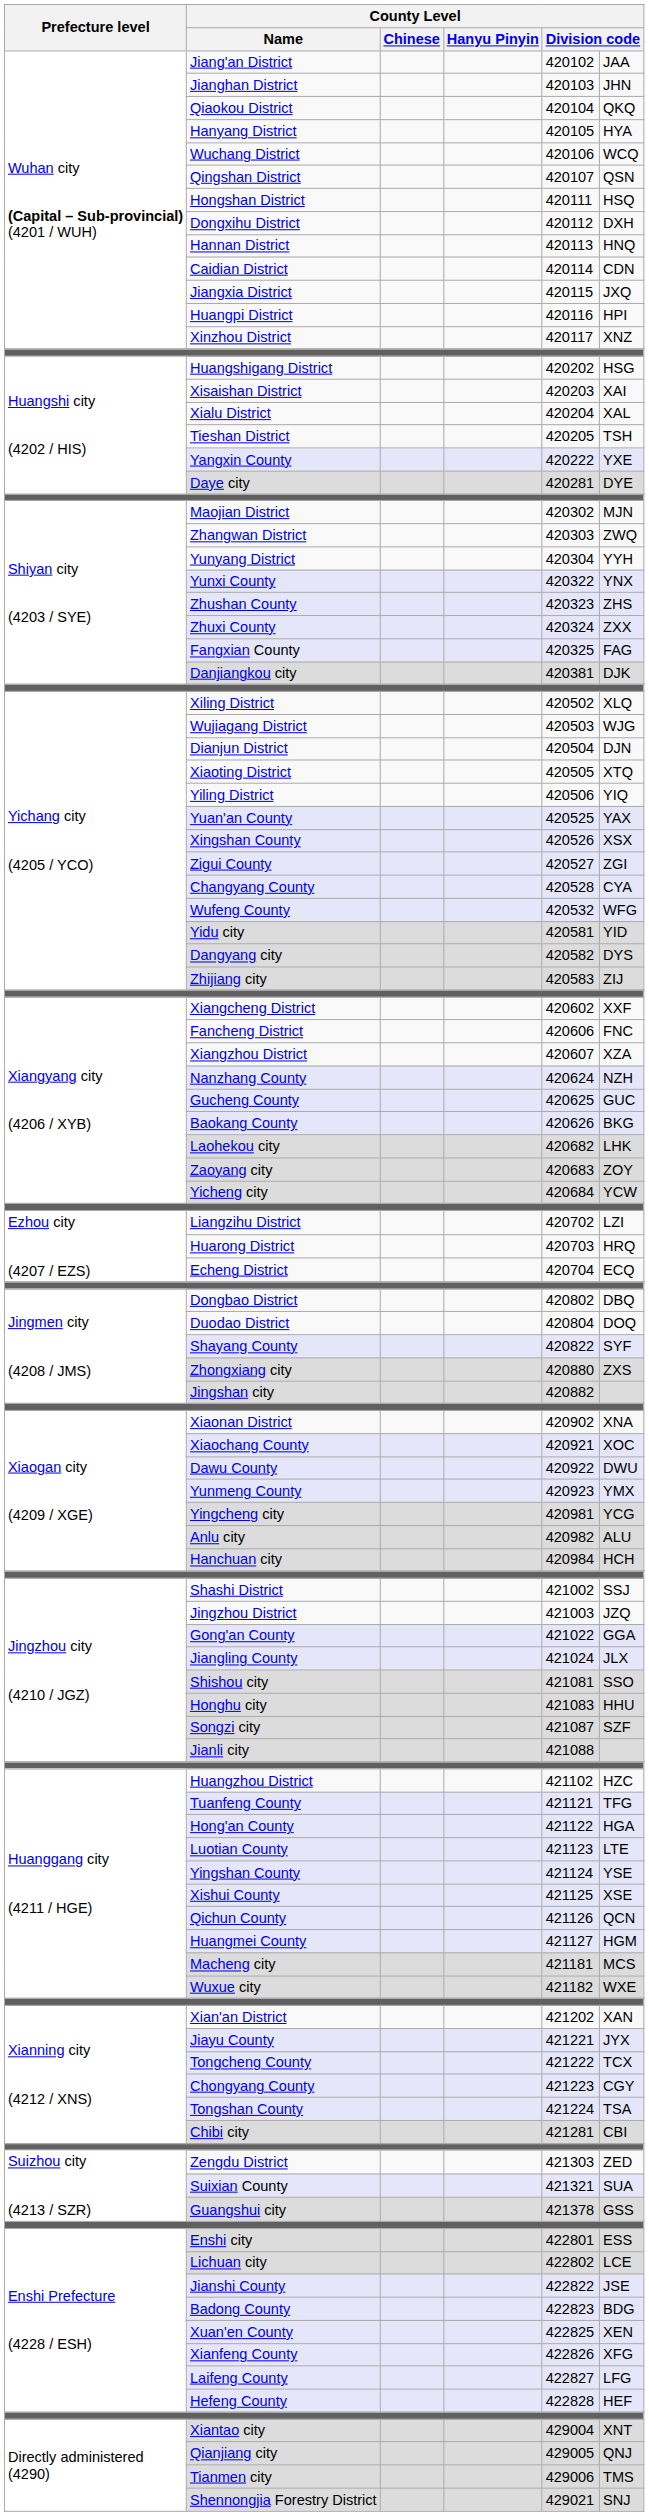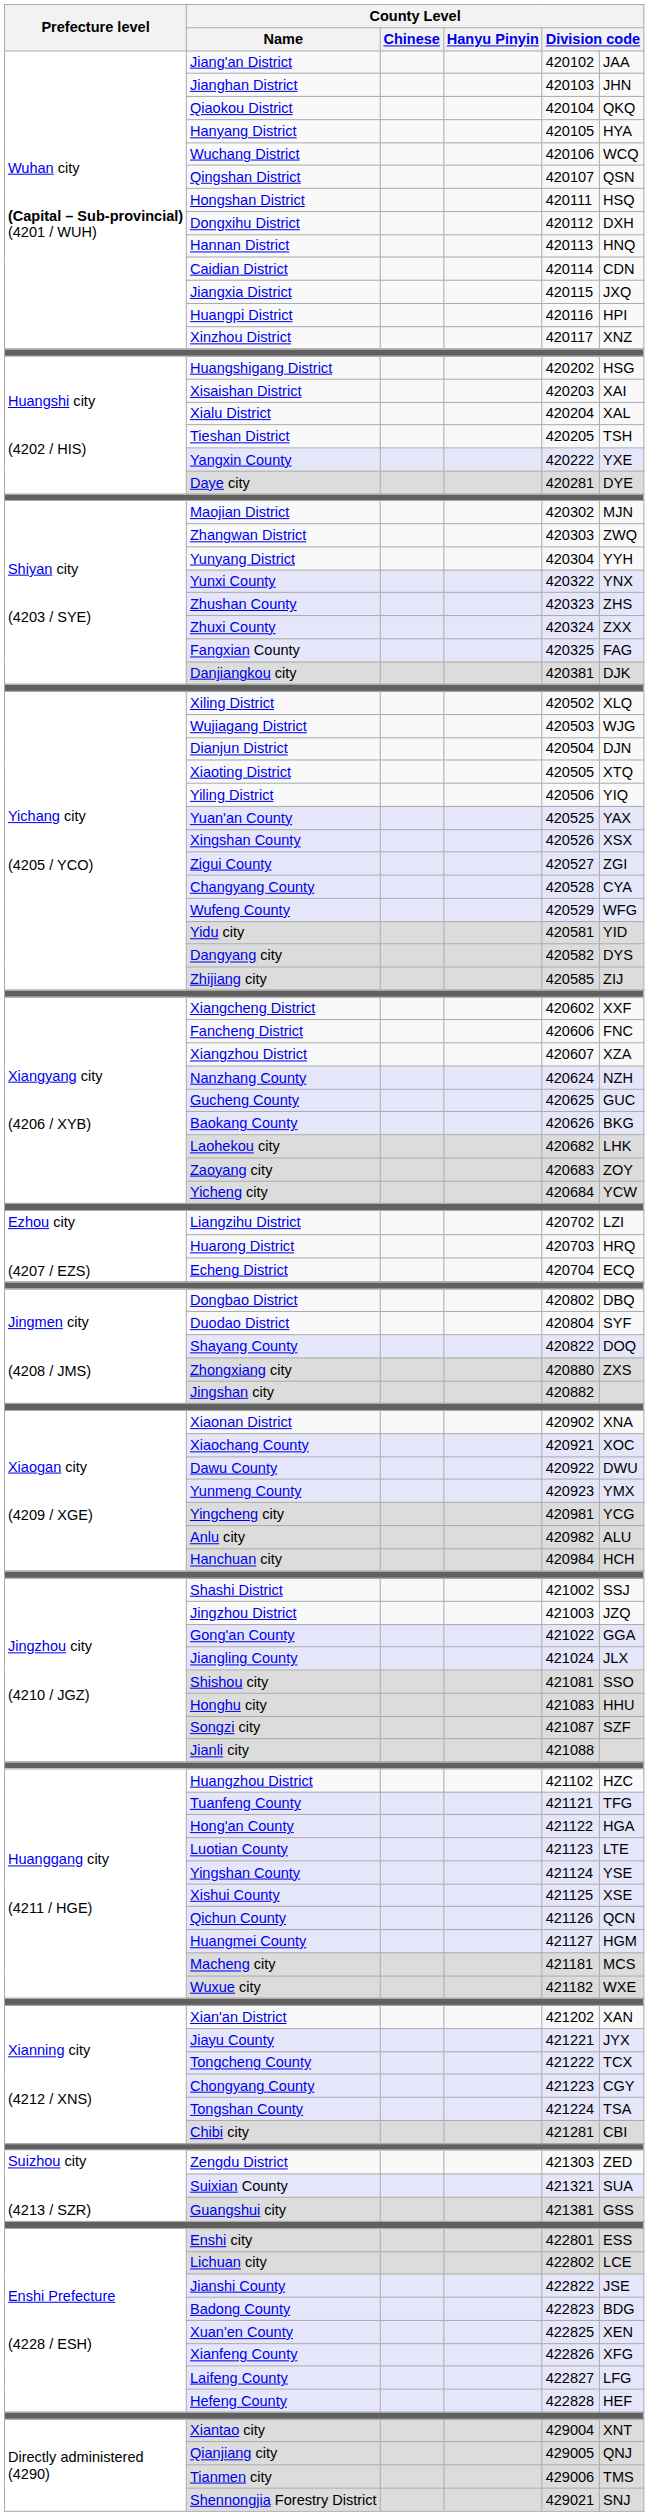(570, 910) 420532 -> (570, 910) 420529
(570, 979) 420583 -> (570, 979) 420585
(620, 1324) DOQ -> (617, 1324) SYF
(617, 1347) SYF -> (620, 1347) DOQ
(570, 2210) 421378 -> (570, 2210) 421381
